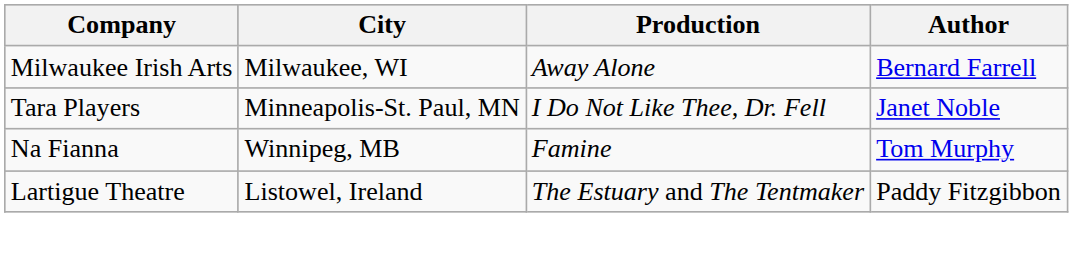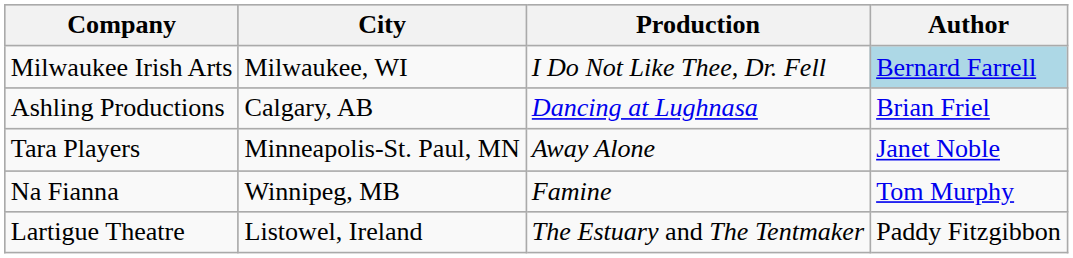(594, 66) Away Alone -> (679, 66) I Do Not Like Thee, Dr. Fell
(956, 66) no background -> (956, 66) lightblue background
+ row: (118, 107)
(679, 107) I Do Not Like Thee, Dr. Fell -> (594, 149) Away Alone
